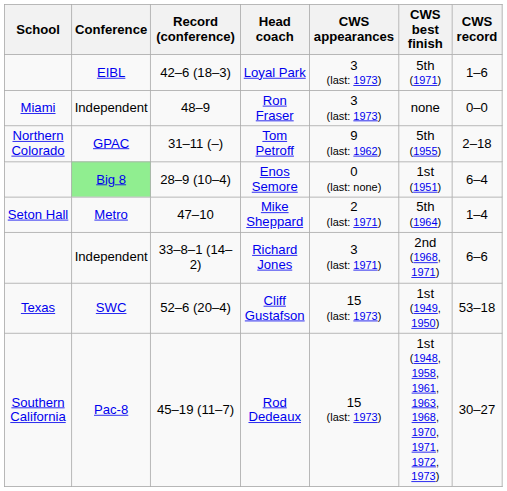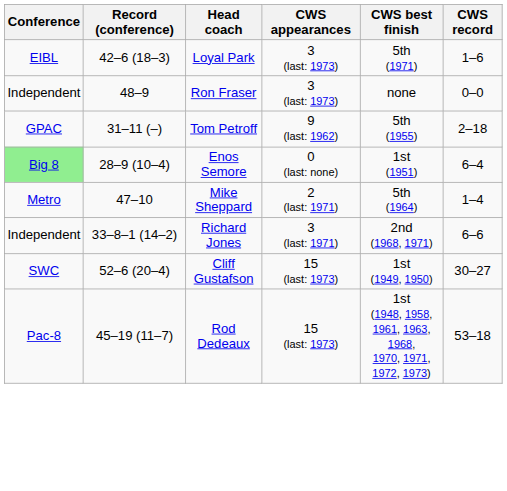- column: (38, 29)
(477, 308) 53–18 -> (473, 271) 30–27
(477, 410) 30–27 -> (473, 336) 53–18
